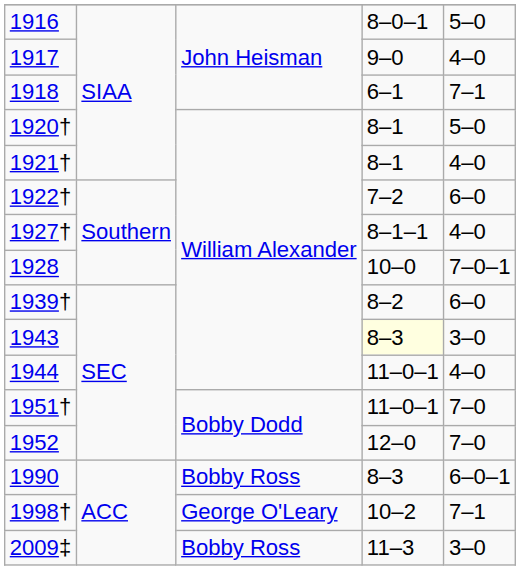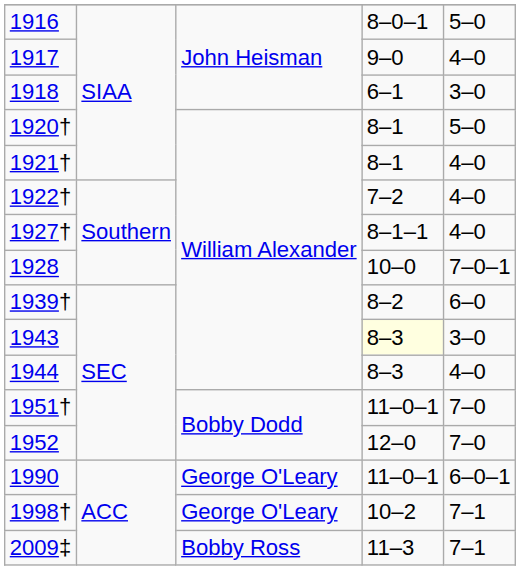(467, 92) 7–1 -> (467, 92) 3–0
(467, 197) 6–0 -> (467, 197) 4–0
(403, 372) 11–0–1 -> (385, 372) 8–3
(241, 477) Bobby Ross -> (259, 477) George O'Leary
(385, 477) 8–3 -> (403, 477) 11–0–1
(467, 547) 3–0 -> (467, 547) 7–1
